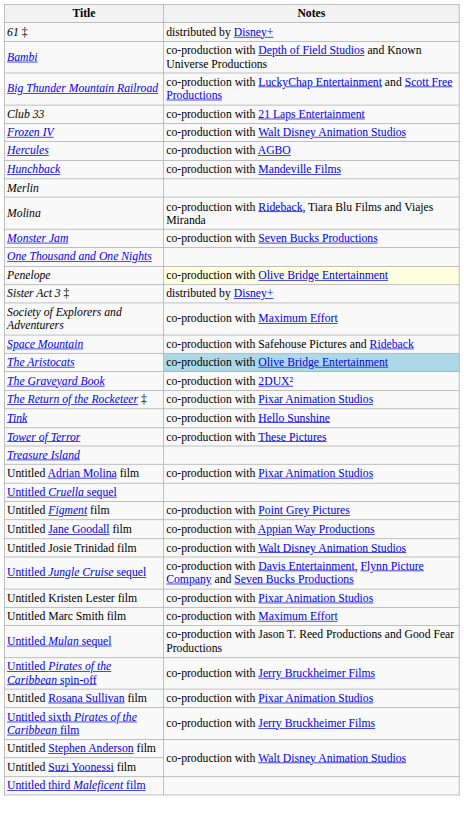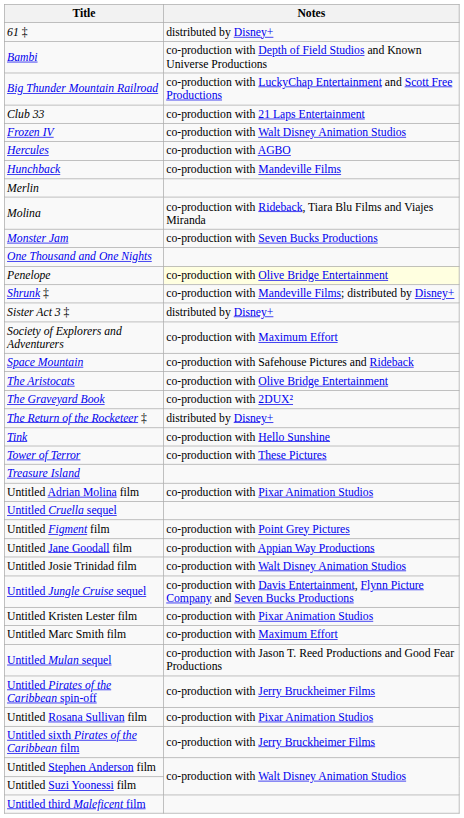+ row: (28, 293)
(277, 362) lightblue background -> (277, 381) no background
(270, 399) co-production with Pixar Animation Studios -> (220, 418) distributed by Disney+
